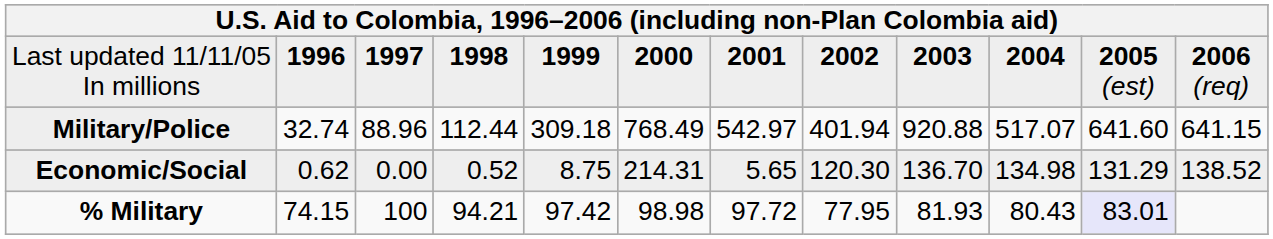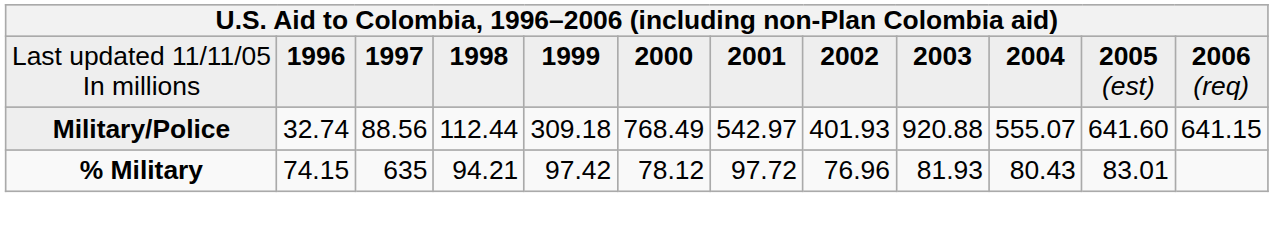(394, 128) 88.96 -> (394, 128) 88.56
(850, 128) 401.94 -> (850, 128) 401.93
(1035, 128) 517.07 -> (1035, 128) 555.07
- row: (141, 170)
(405, 212) 100 -> (405, 170) 635
(671, 212) 98.98 -> (671, 170) 78.12
(857, 212) 77.95 -> (857, 170) 76.96
(1136, 212) lavender background -> (1136, 170) no background
